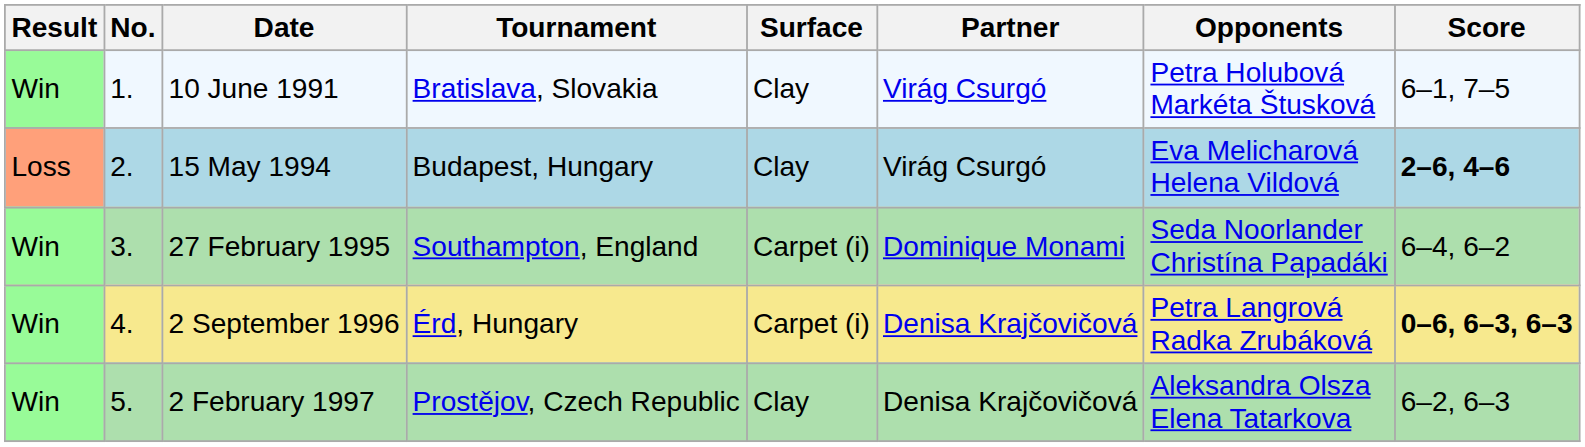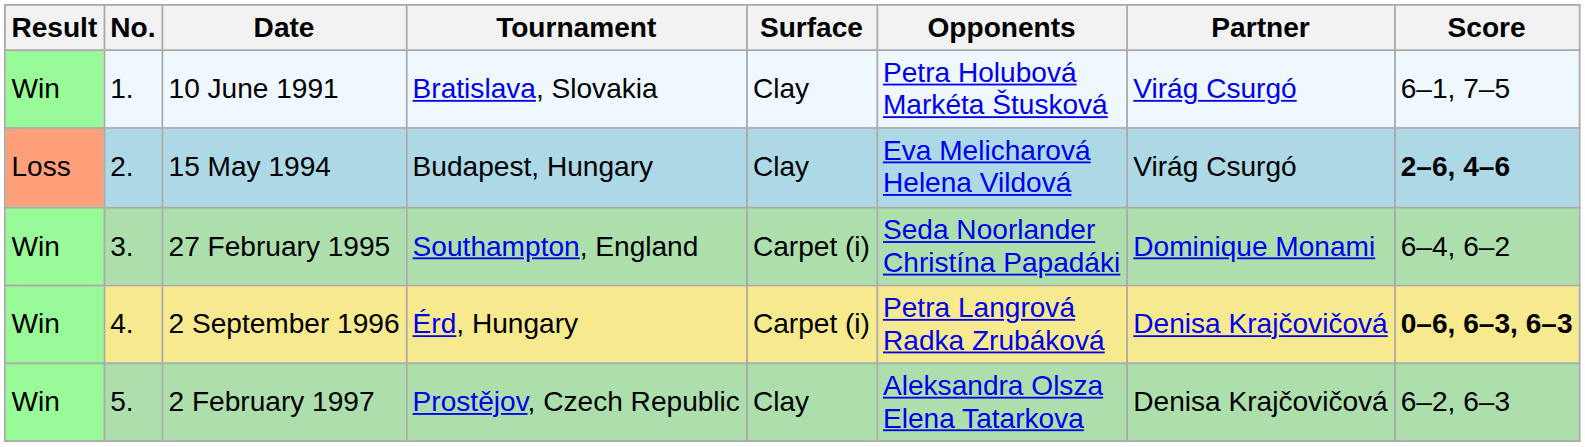columns swapped: (1010, 26) <-> (1269, 26)
